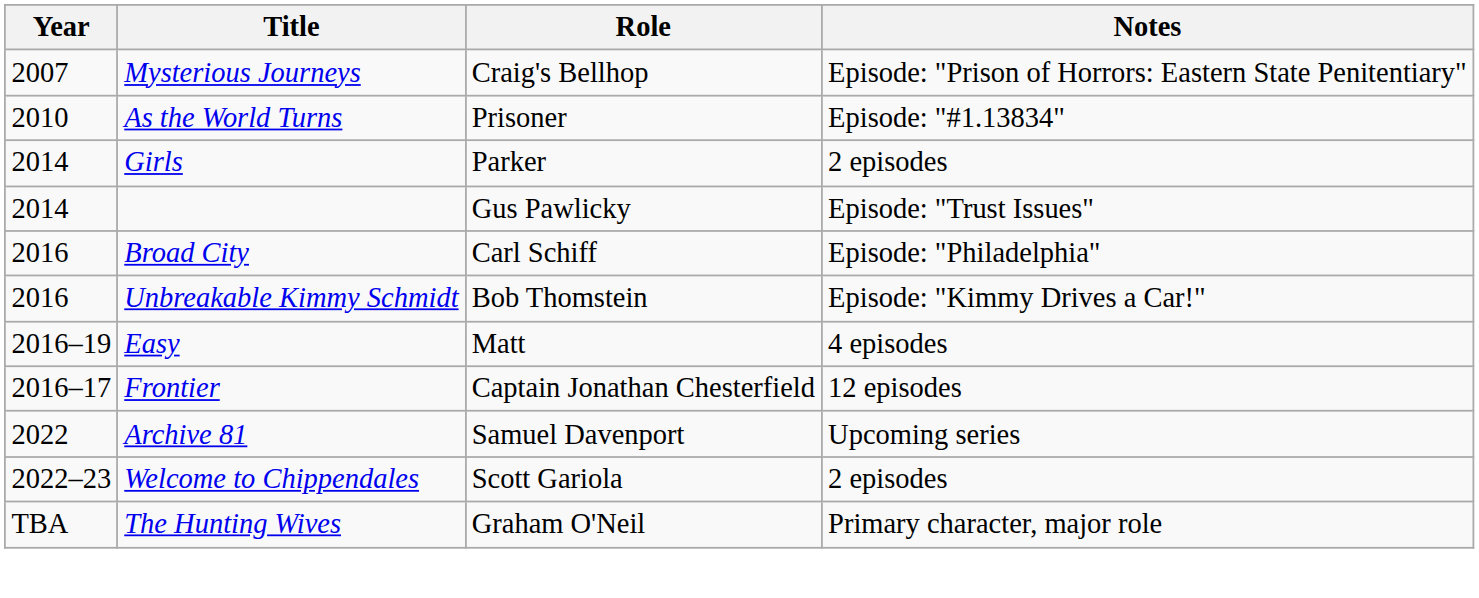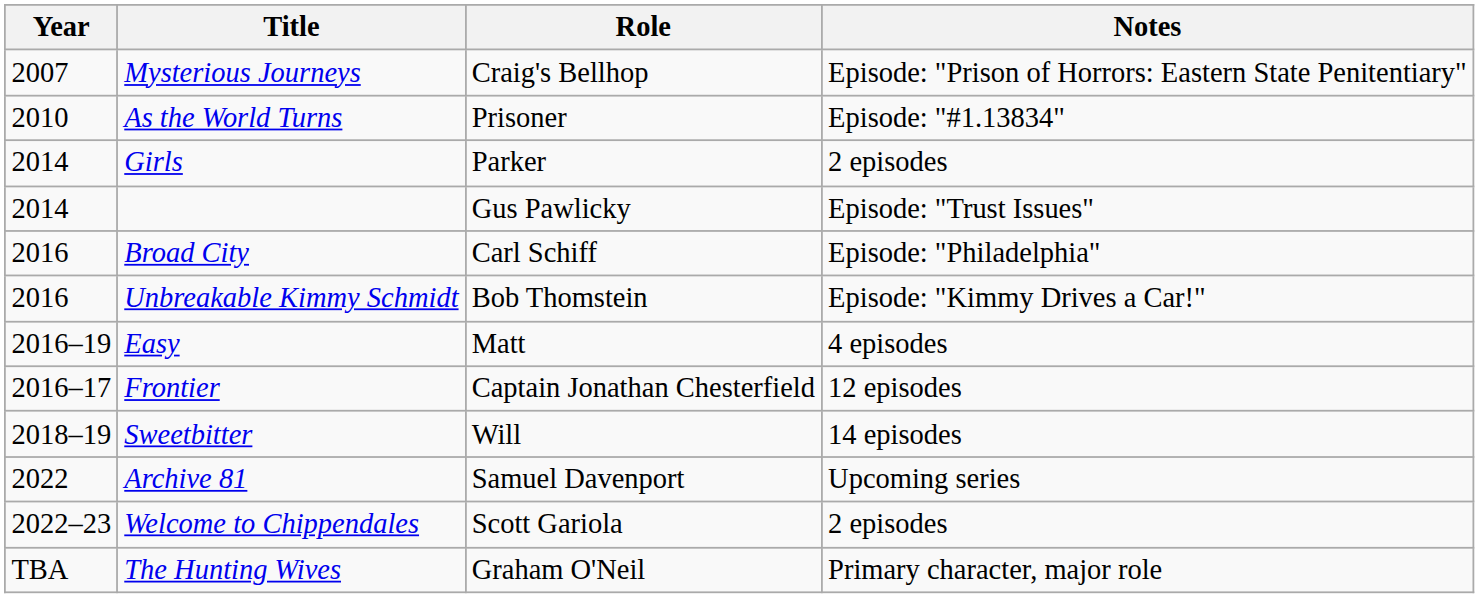+ row: (188, 433)
